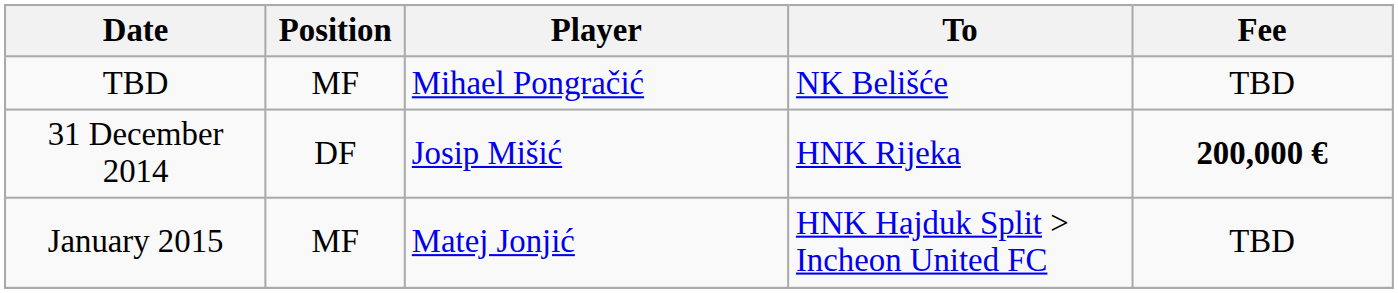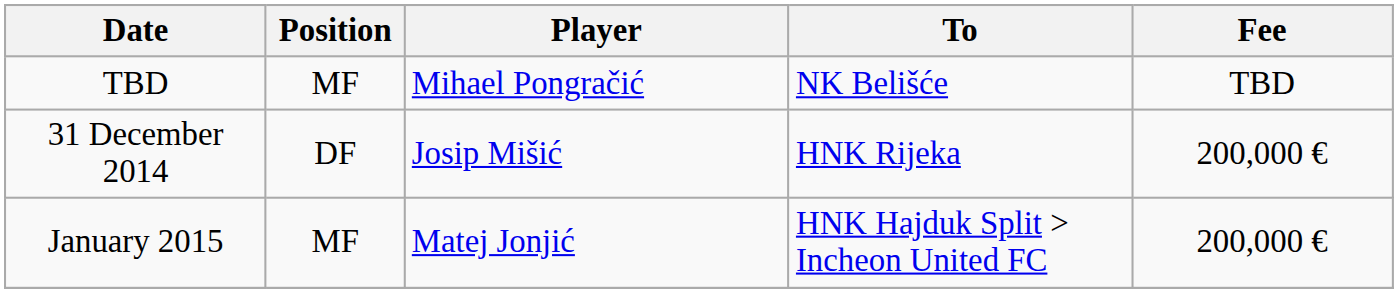(1262, 152) bold -> (1262, 152) normal
(1262, 241) TBD -> (1262, 241) 200,000 €
